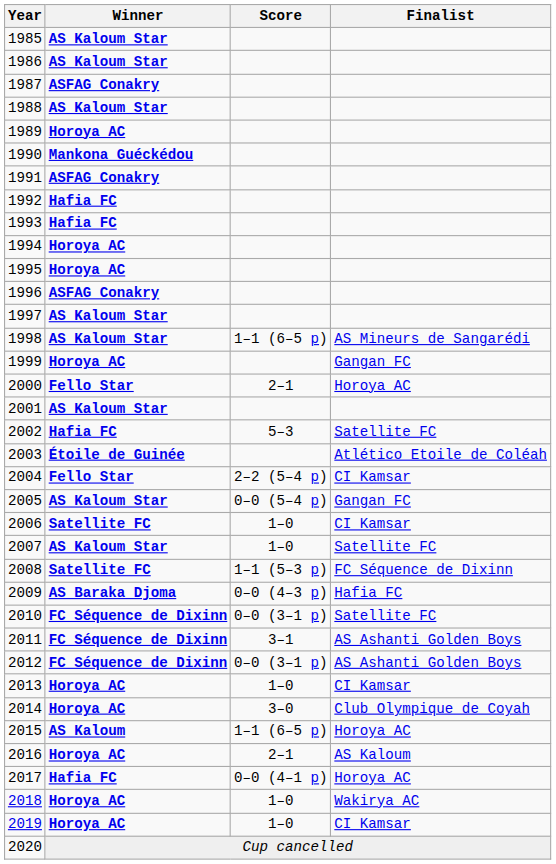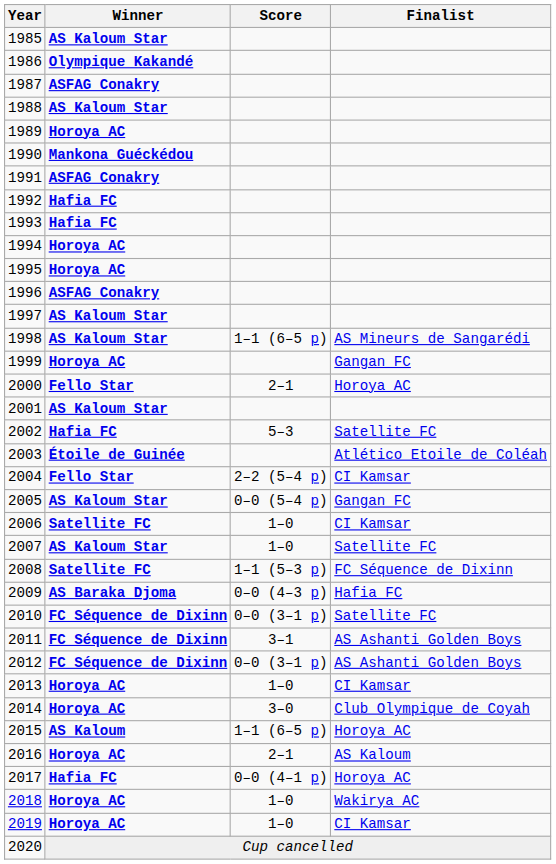(108, 62) AS Kaloum Star -> (121, 62) Olympique Kakandé
